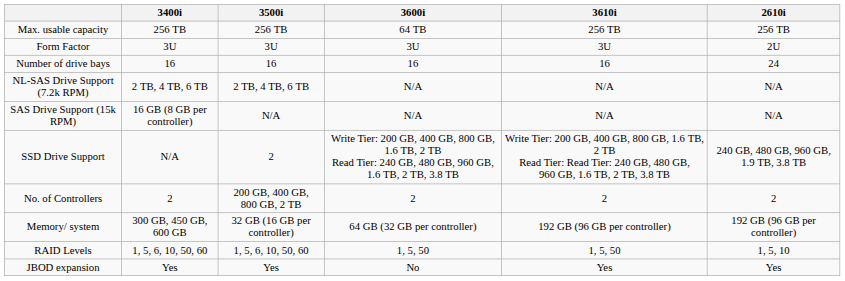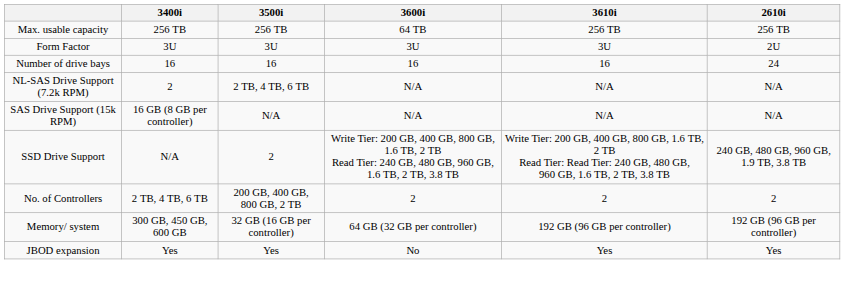(170, 87) 2 TB, 4 TB, 6 TB -> (170, 87) 2
(170, 198) 2 -> (170, 198) 2 TB, 4 TB, 6 TB
- row: (63, 250)
